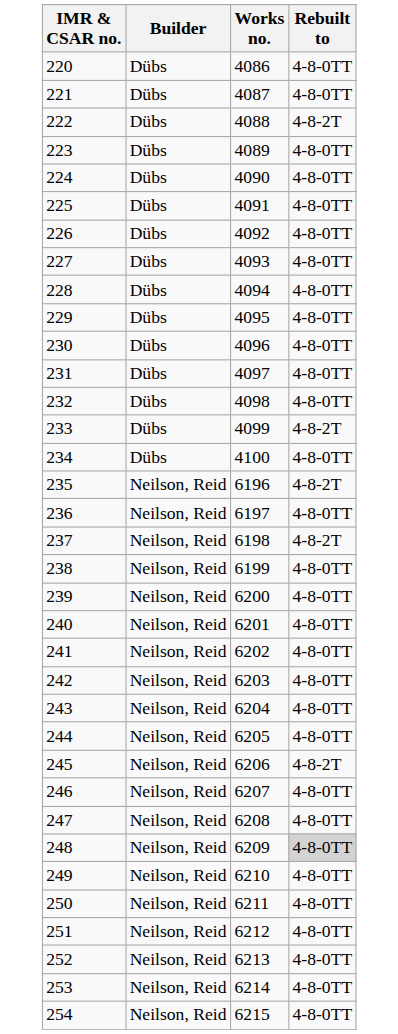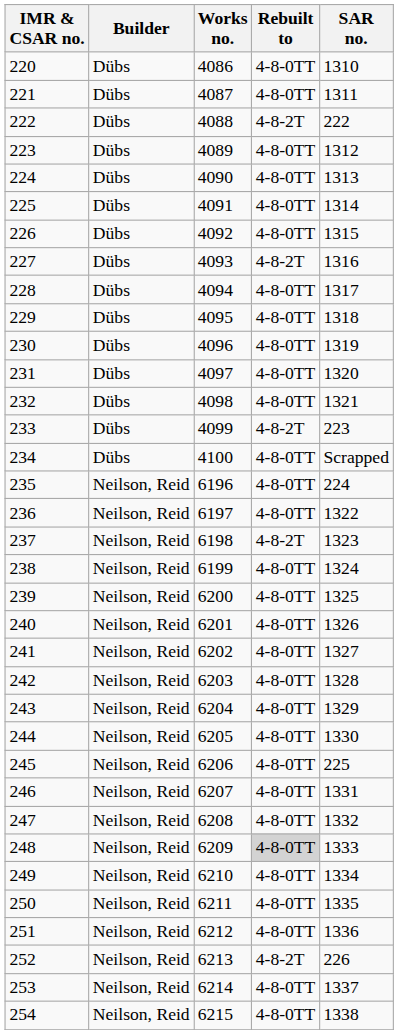+ column: (356, 28)
(322, 261) 4-8-0TT -> (280, 261) 4-8-2T
(317, 484) 4-8-2T -> (286, 484) 4-8-0TT
(317, 763) 4-8-2T -> (286, 763) 4-8-0TT
(322, 959) 4-8-0TT -> (280, 959) 4-8-2T
